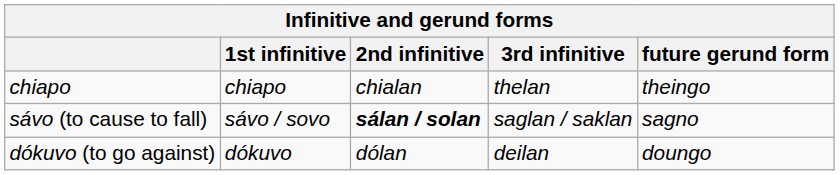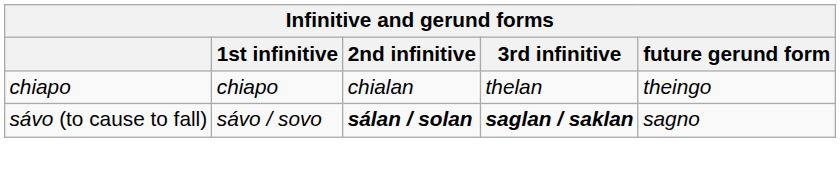(563, 119) normal -> (560, 119) bold
- row: (112, 152)
